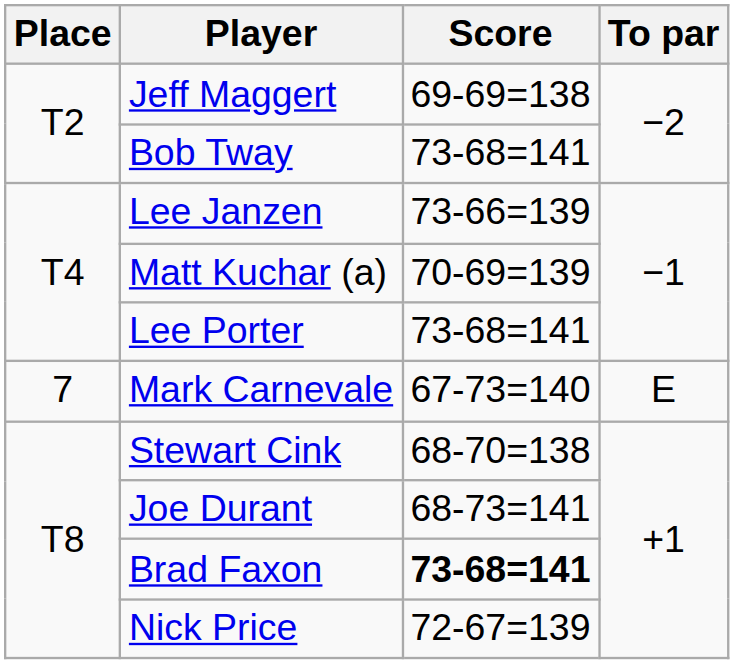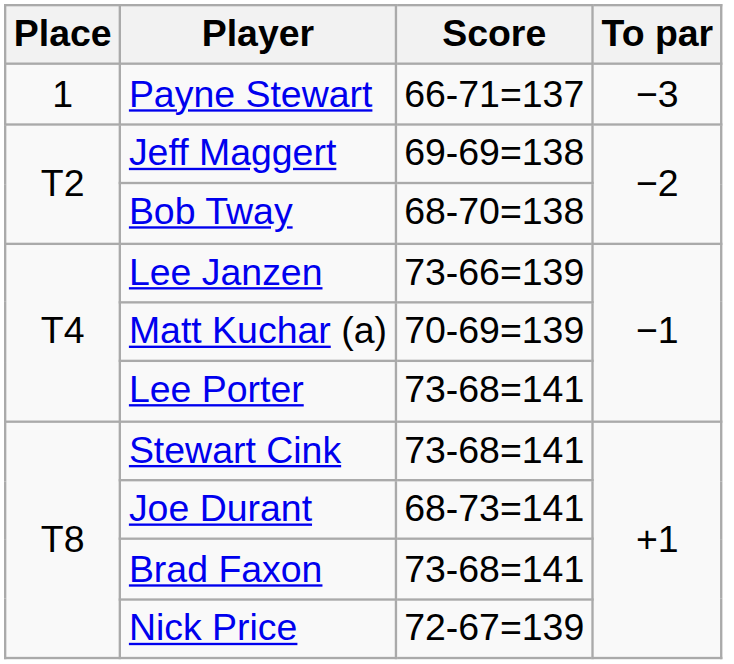+ row: (251, 93)
(500, 152) 73-68=141 -> (494, 212) 68-70=138
- row: (261, 390)
(500, 449) 68-70=138 -> (494, 449) 73-68=141
(500, 568) bold -> (494, 568) normal
